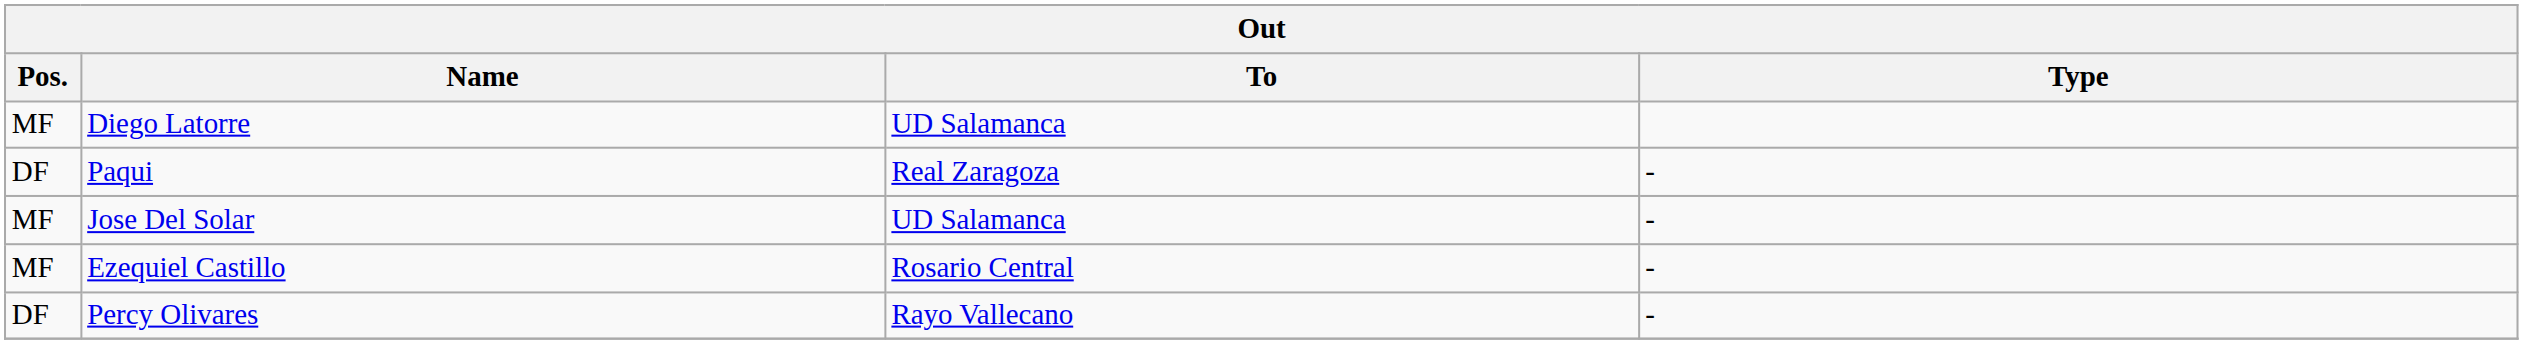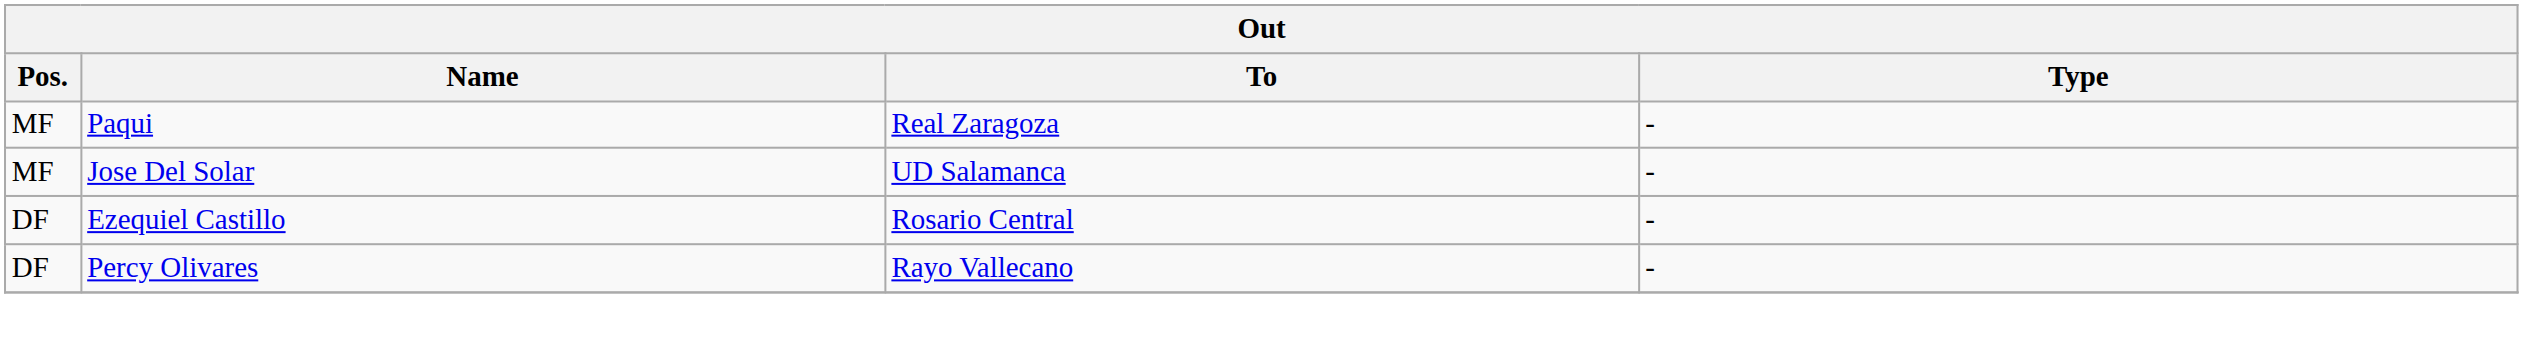- row: (169, 124)
(30, 171) DF -> (33, 124) MF
(33, 267) MF -> (30, 219) DF
